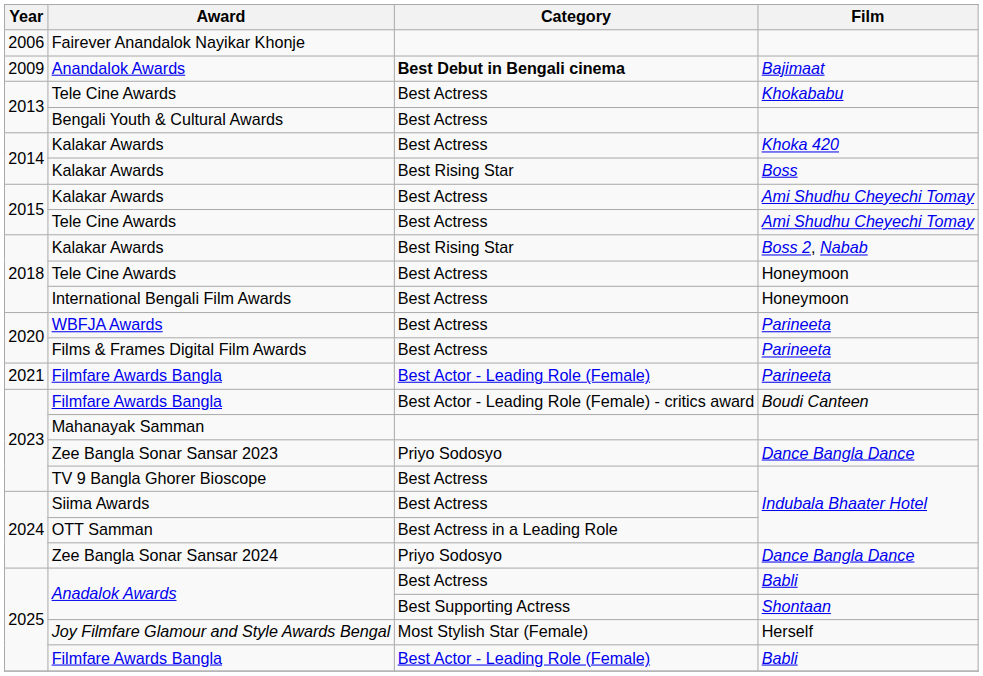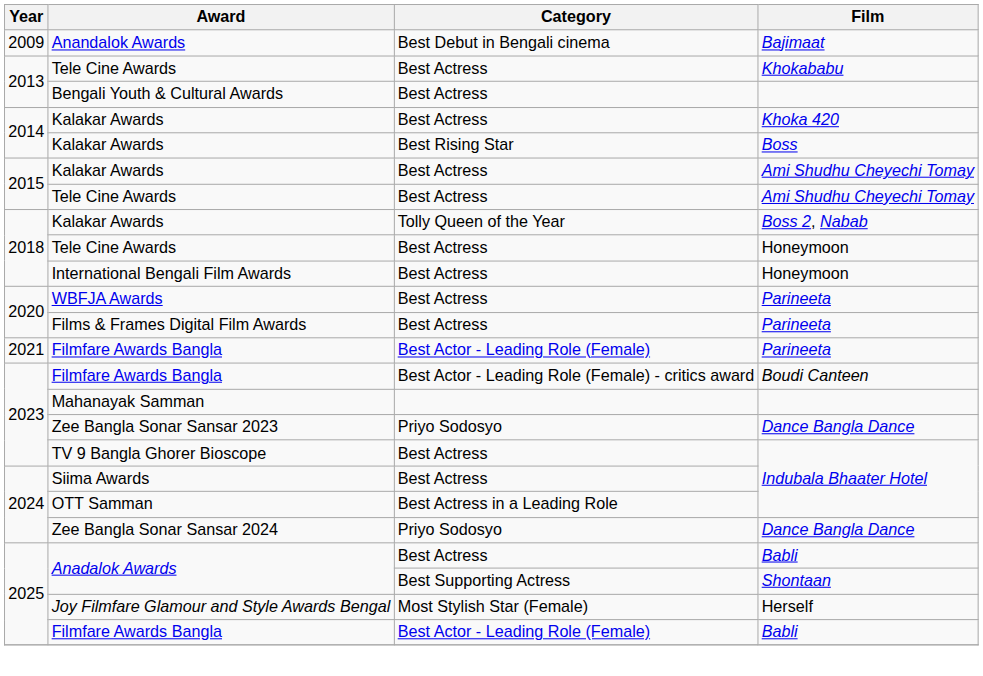- row: (178, 42)
(511, 68) bold -> (504, 42) normal
(456, 247) Best Rising Star -> (481, 222) Tolly Queen of the Year
